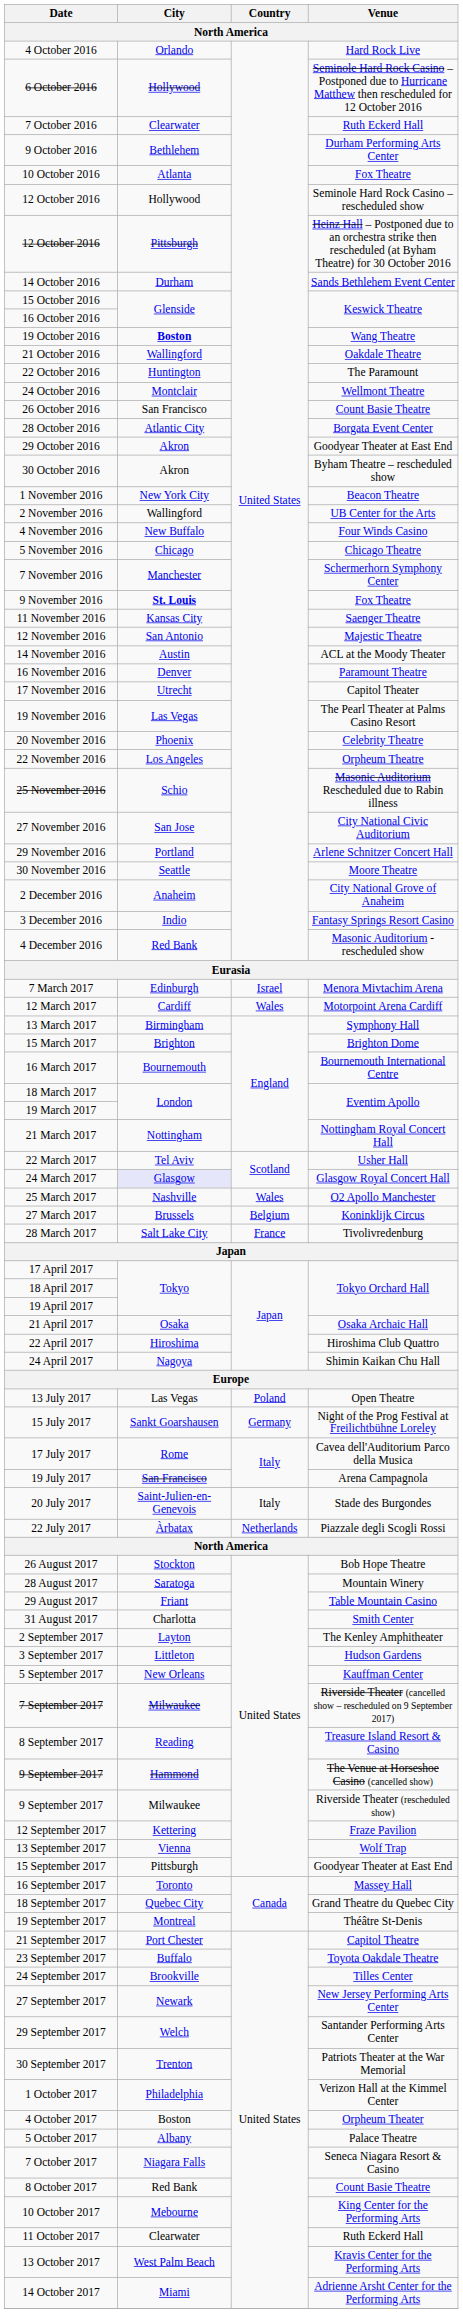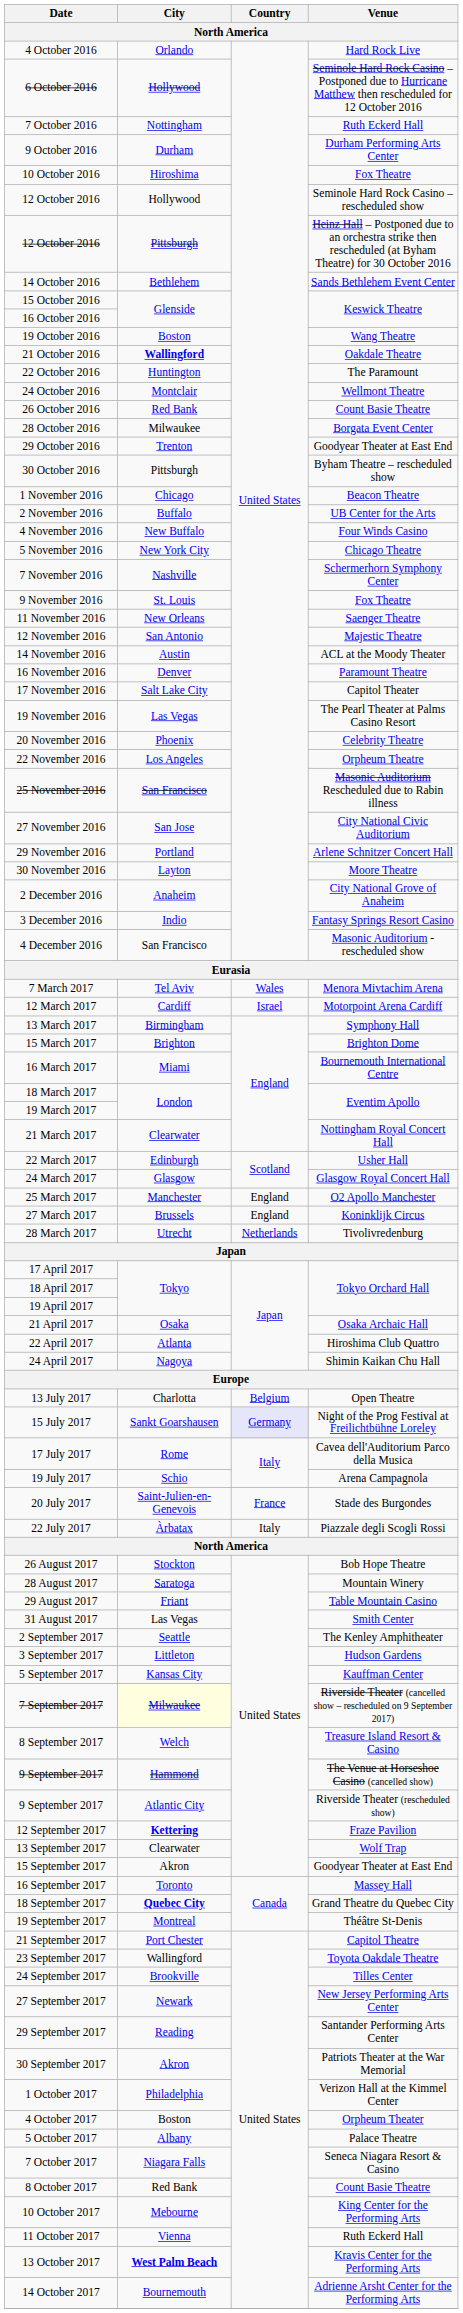(174, 125) Clearwater -> (174, 125) Nottingham
(174, 150) Bethlehem -> (174, 150) Durham
(174, 175) Atlanta -> (174, 175) Hiroshima
(174, 281) Durham -> (174, 281) Bethlehem
(174, 336) bold -> (174, 336) normal
(174, 354) normal -> (174, 354) bold
(174, 409) San Francisco -> (174, 409) Red Bank
(174, 427) Atlantic City -> (174, 427) Milwaukee
(174, 446) Akron -> (174, 446) Trenton
(174, 470) Akron -> (174, 470) Pittsburgh
(174, 495) New York City -> (174, 495) Chicago
(174, 513) Wallingford -> (174, 513) Buffalo
(174, 550) Chicago -> (174, 550) New York City
(174, 575) Manchester -> (174, 575) Nashville
(174, 599) bold -> (174, 599) normal
(174, 618) Kansas City -> (174, 618) New Orleans
(174, 691) Utrecht -> (174, 691) Salt Lake City
(174, 790) Schio -> (174, 790) San Francisco
(174, 871) Seattle -> (174, 871) Layton
(174, 945) Red Bank -> (174, 945) San Francisco
(174, 988) Edinburgh -> (174, 988) Tel Aviv
(270, 988) Israel -> (270, 988) Wales
(270, 1006) Wales -> (270, 1006) Israel
(174, 1067) Bournemouth -> (174, 1067) Miami
(174, 1135) Nottingham -> (174, 1135) Clearwater
(174, 1160) Tel Aviv -> (174, 1160) Edinburgh
(174, 1178) lavender background -> (174, 1178) no background
(174, 1196) Nashville -> (174, 1196) Manchester
(270, 1196) Wales -> (270, 1196) England
(270, 1215) Belgium -> (270, 1215) England
(174, 1233) Salt Lake City -> (174, 1233) Utrecht
(270, 1233) France -> (270, 1233) Netherlands
(174, 1343) Hiroshima -> (174, 1343) Atlanta
(174, 1397) Las Vegas -> (174, 1397) Charlotta
(270, 1397) Poland -> (270, 1397) Belgium
(270, 1422) no background -> (270, 1422) lavender background
(174, 1478) San Francisco -> (174, 1478) Schio
(270, 1503) Italy -> (270, 1503) France
(270, 1528) Netherlands -> (270, 1528) Italy
(174, 1619) Charlotta -> (174, 1619) Las Vegas
(174, 1637) Layton -> (174, 1637) Seattle
(174, 1674) New Orleans -> (174, 1674) Kansas City
(174, 1705) no background -> (174, 1705) lightyellow background
(174, 1743) Reading -> (174, 1743) Welch
(174, 1805) Milwaukee -> (174, 1805) Atlantic City
(174, 1830) normal -> (174, 1830) bold
(174, 1848) Vienna -> (174, 1848) Clearwater
(174, 1867) Pittsburgh -> (174, 1867) Akron
(174, 1903) normal -> (174, 1903) bold
(174, 1958) Buffalo -> (174, 1958) Wallingford
(174, 2032) Welch -> (174, 2032) Reading
(174, 2063) Trenton -> (174, 2063) Akron
(174, 2237) Clearwater -> (174, 2237) Vienna
(174, 2261) normal -> (174, 2261) bold
(174, 2293) Miami -> (174, 2293) Bournemouth
